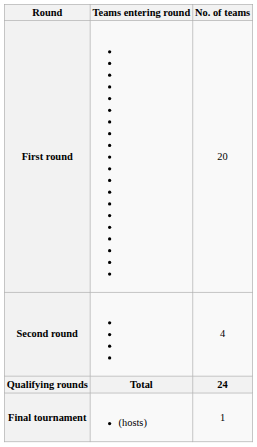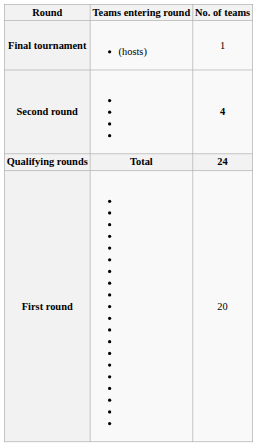rows swapped: (47, 156) <-> (47, 417)
(223, 334) normal -> (223, 112) bold
